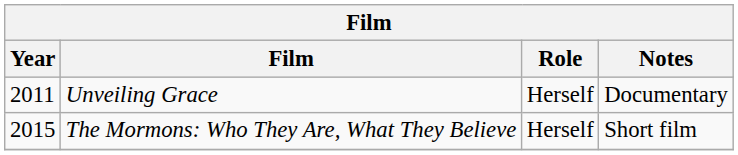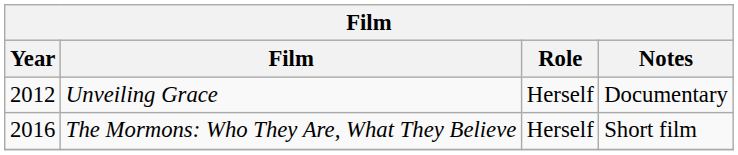(32, 94) 2011 -> (33, 94) 2012
(33, 130) 2015 -> (33, 130) 2016
